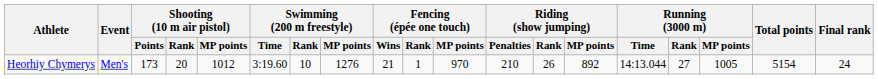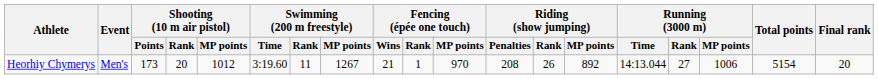(305, 64) 10 -> (305, 64) 11
(347, 64) 1276 -> (347, 64) 1267
(510, 64) 210 -> (510, 64) 208
(726, 64) 1005 -> (726, 64) 1006
(845, 64) 24 -> (845, 64) 20
